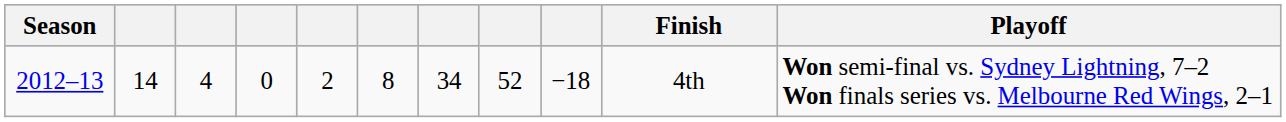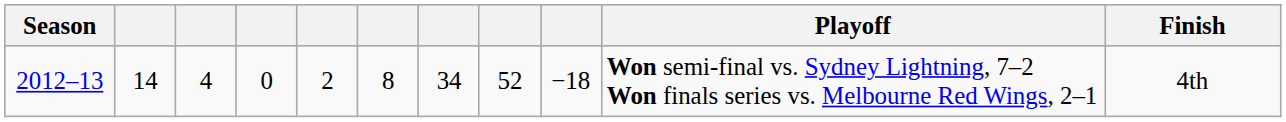columns swapped: (689, 25) <-> (1028, 25)
